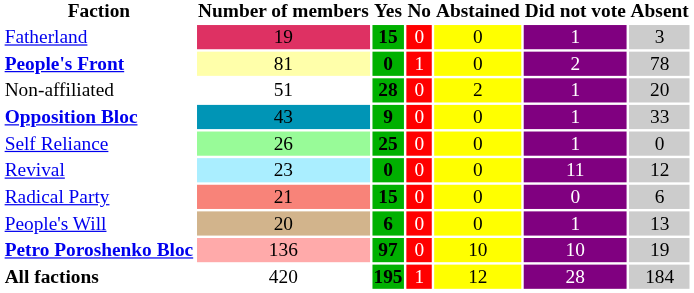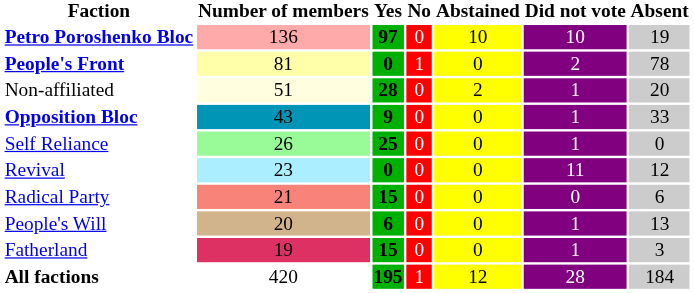rows swapped: (99, 249) <-> (46, 37)
(283, 90) no background -> (283, 90) lightyellow background
